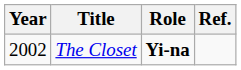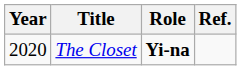(28, 49) 2002 -> (28, 49) 2020
